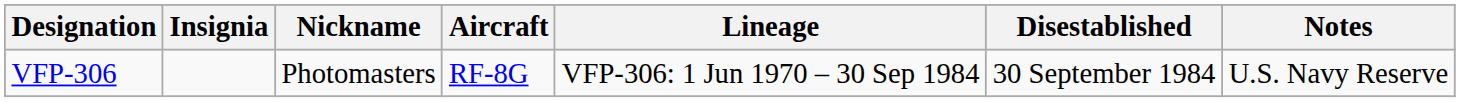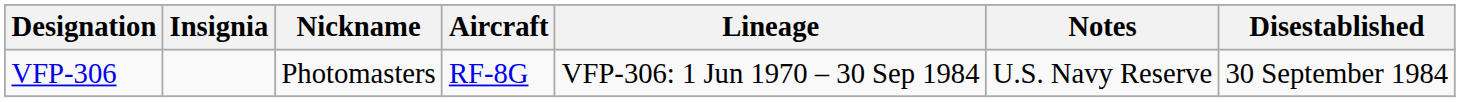columns swapped: (1338, 27) <-> (1104, 27)
